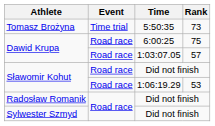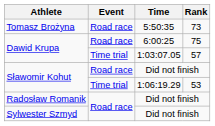(109, 27) Time trial -> (111, 27) Road race
(111, 56) Road race -> (109, 56) Time trial
(111, 85) Road race -> (109, 85) Time trial
